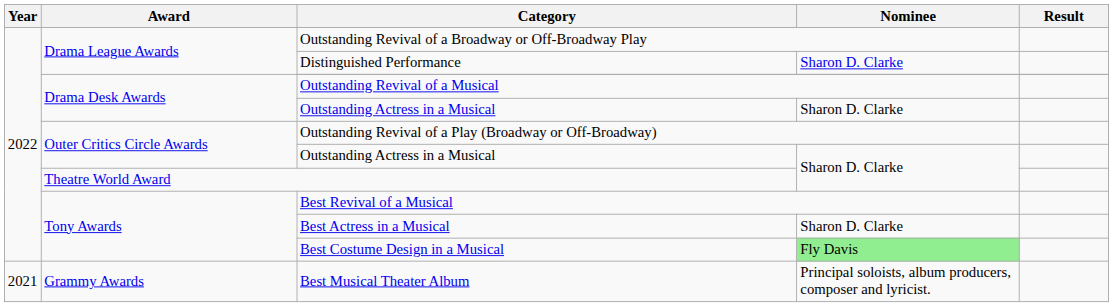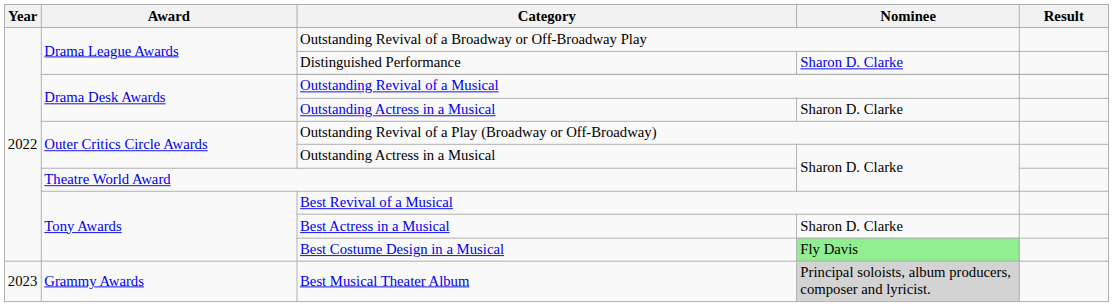(23, 281) 2021 -> (23, 281) 2023
(906, 281) no background -> (906, 281) lightgrey background
